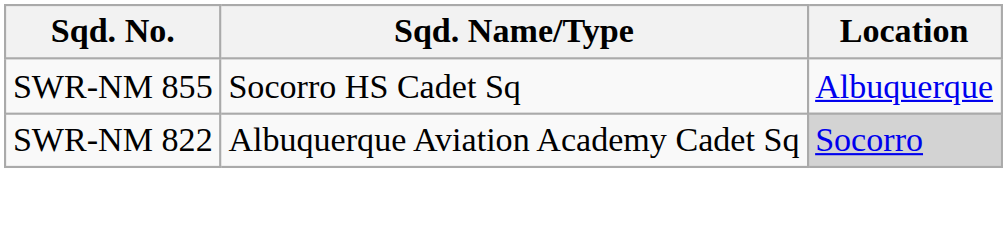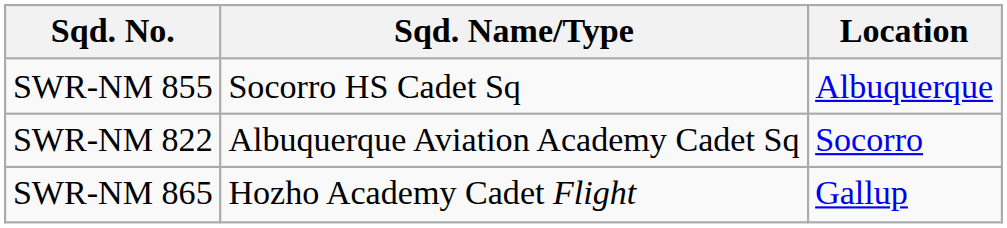(869, 139) lightgrey background -> (869, 139) no background
+ row: (113, 193)
